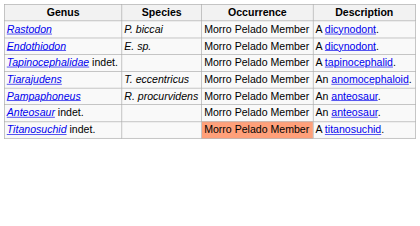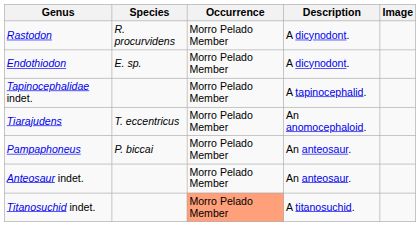+ column: (398, 12)
(144, 29) P. biccai -> (145, 35) R. procurvidens
(161, 96) R. procurvidens -> (134, 150) P. biccai
